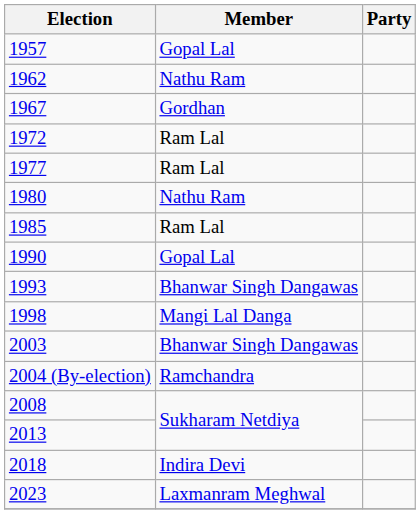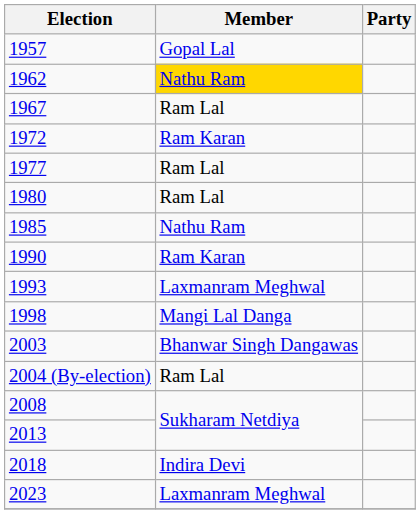(202, 78) no background -> (202, 78) gold background
(192, 108) Gordhan -> (192, 108) Ram Lal
(192, 138) Ram Lal -> (202, 138) Ram Karan
(202, 197) Nathu Ram -> (192, 197) Ram Lal
(192, 227) Ram Lal -> (202, 227) Nathu Ram
(197, 256) Gopal Lal -> (202, 256) Ram Karan
(259, 286) Bhanwar Singh Dangawas -> (242, 286) Laxmanram Meghwal
(207, 375) Ramchandra -> (192, 375) Ram Lal
